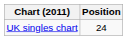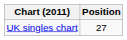(101, 27) 24 -> (101, 27) 27
